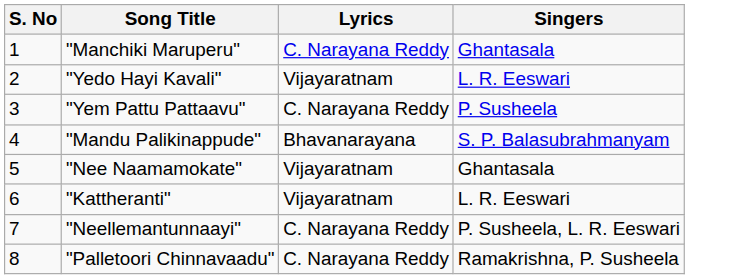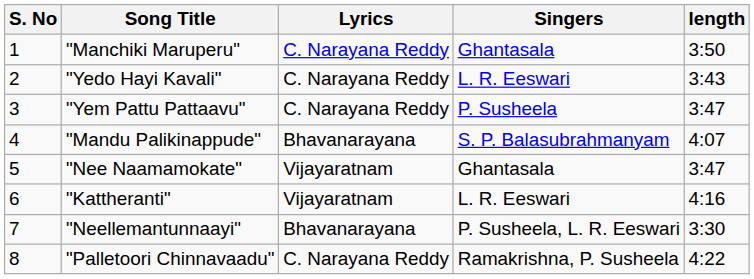+ column: (717, 19)
(338, 79) Vijayaratnam -> (366, 79) C. Narayana Reddy
(366, 229) C. Narayana Reddy -> (349, 229) Bhavanarayana
